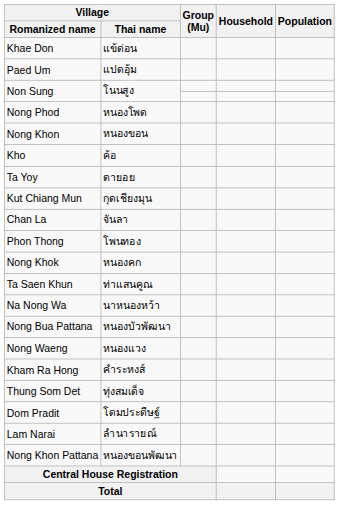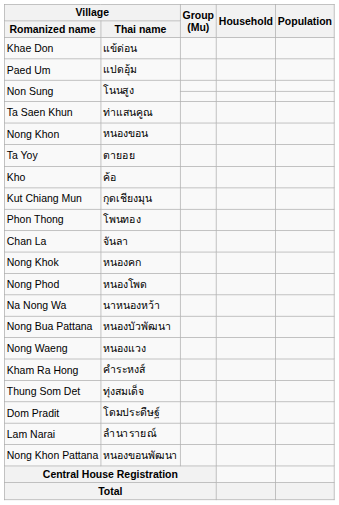rows swapped: (33, 113) <-> (40, 284)
rows swapped: (22, 177) <-> (16, 156)
rows swapped: (35, 241) <-> (27, 220)
